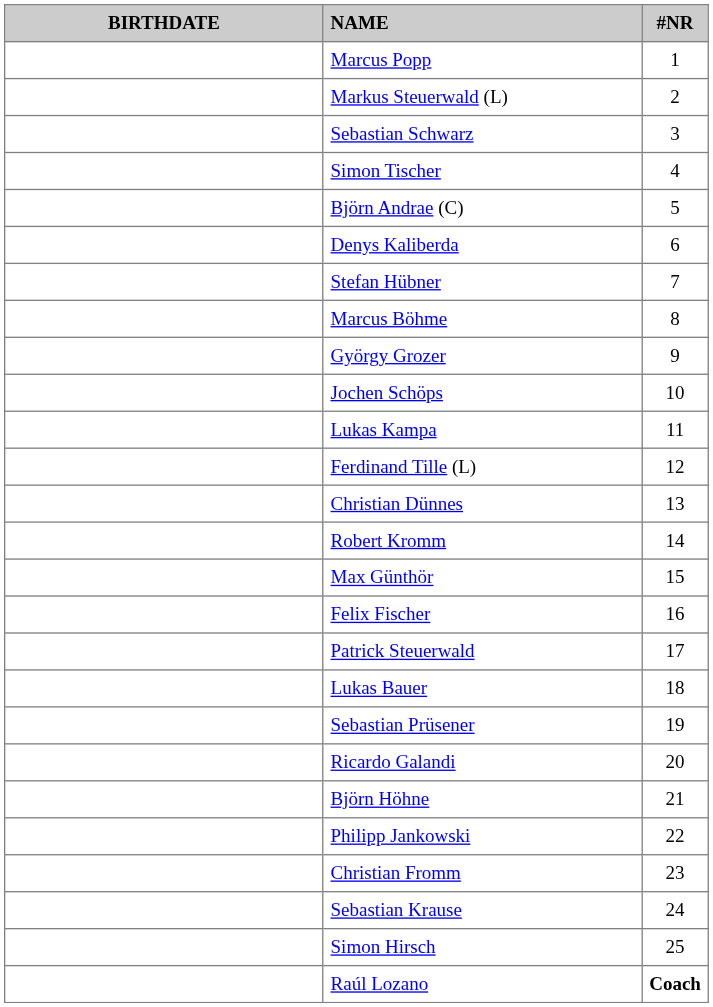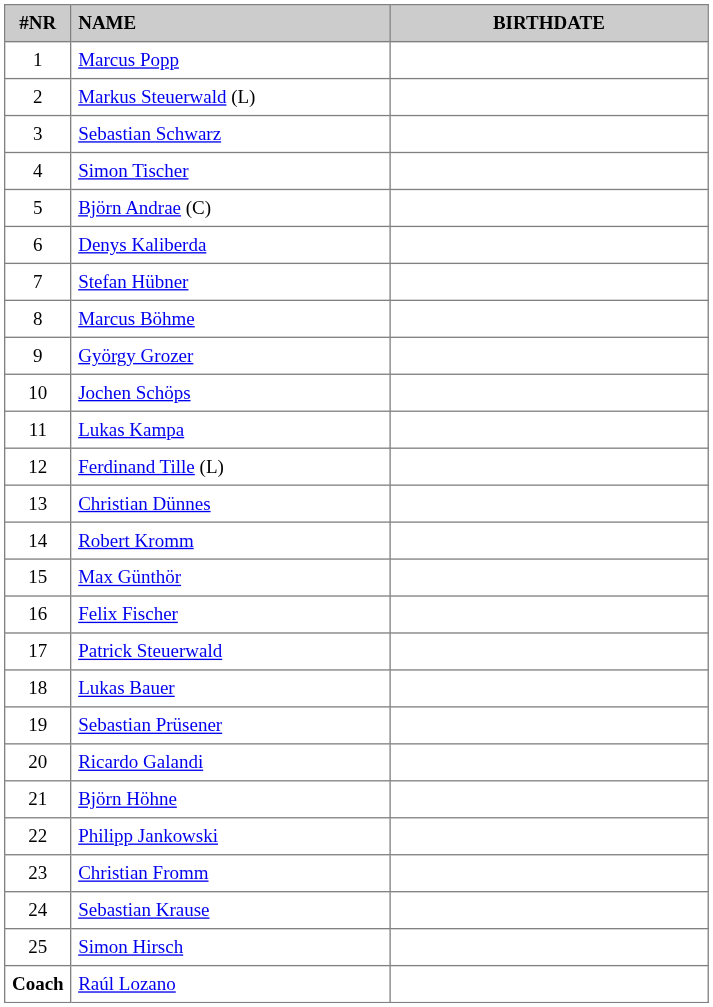columns swapped: (675, 22) <-> (164, 22)
